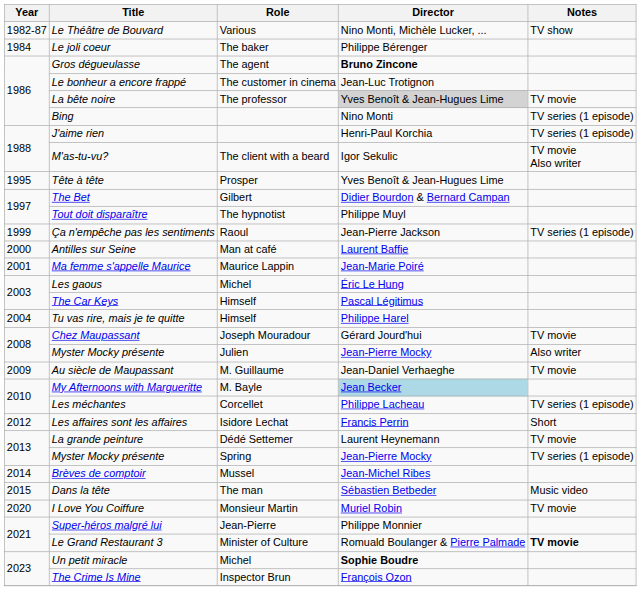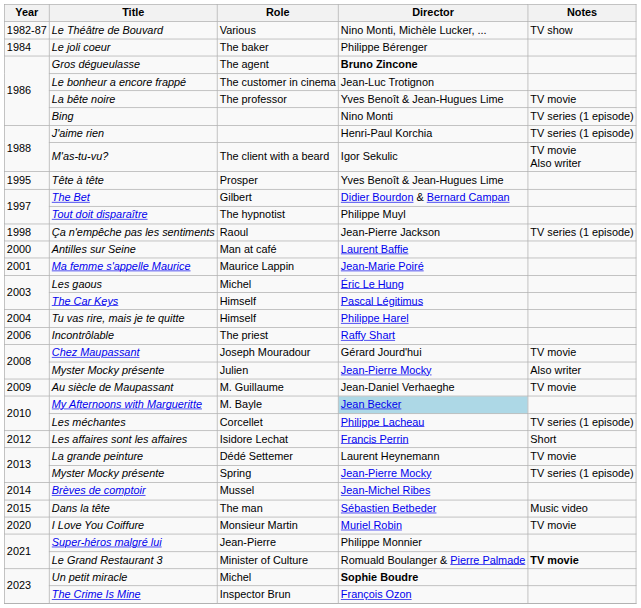(422, 99) lightgrey background -> (422, 99) no background
(19, 232) 1999 -> (19, 232) 1998
+ row: (83, 335)
